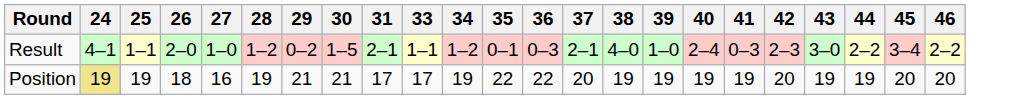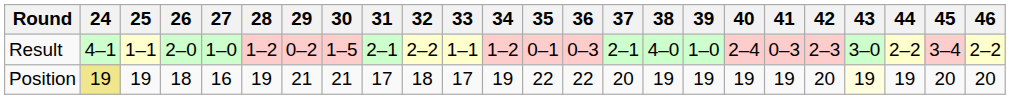+ column: (422, 19)
(824, 79) no background -> (865, 79) lightyellow background
